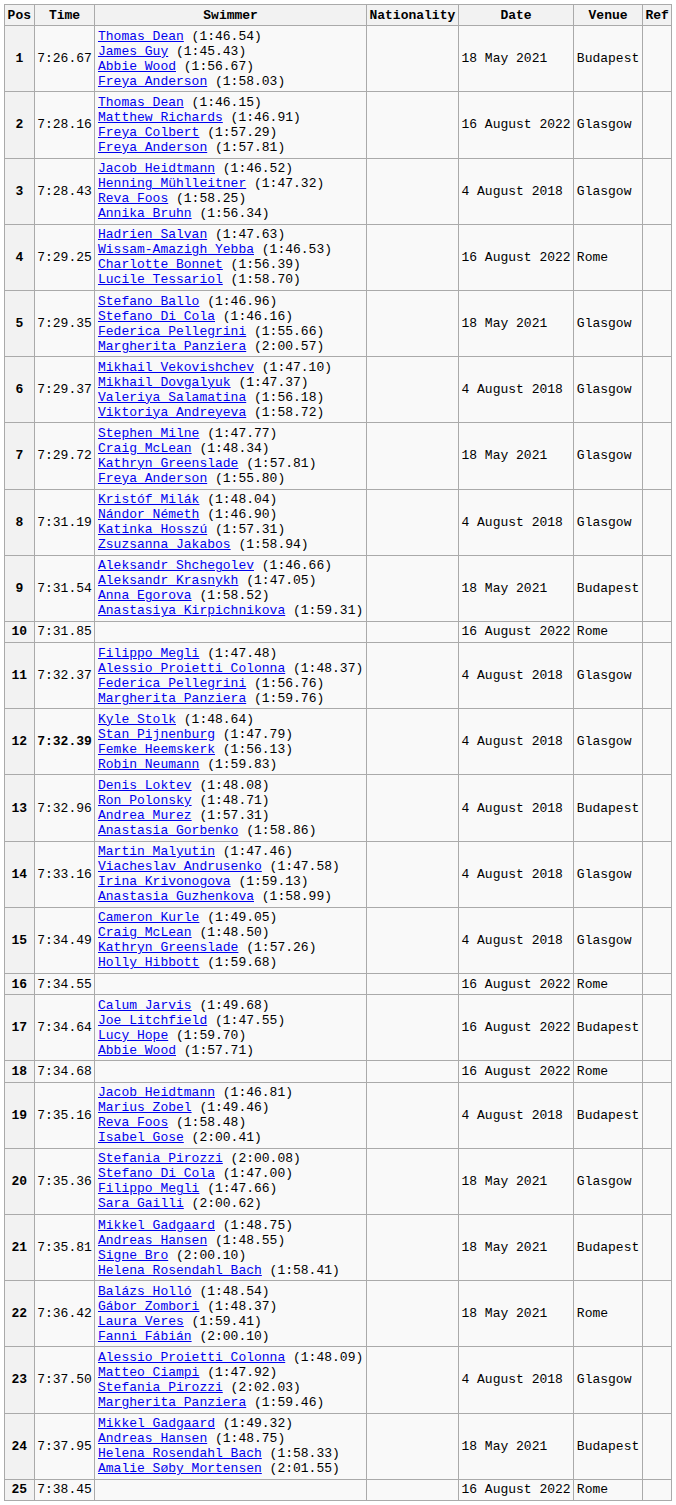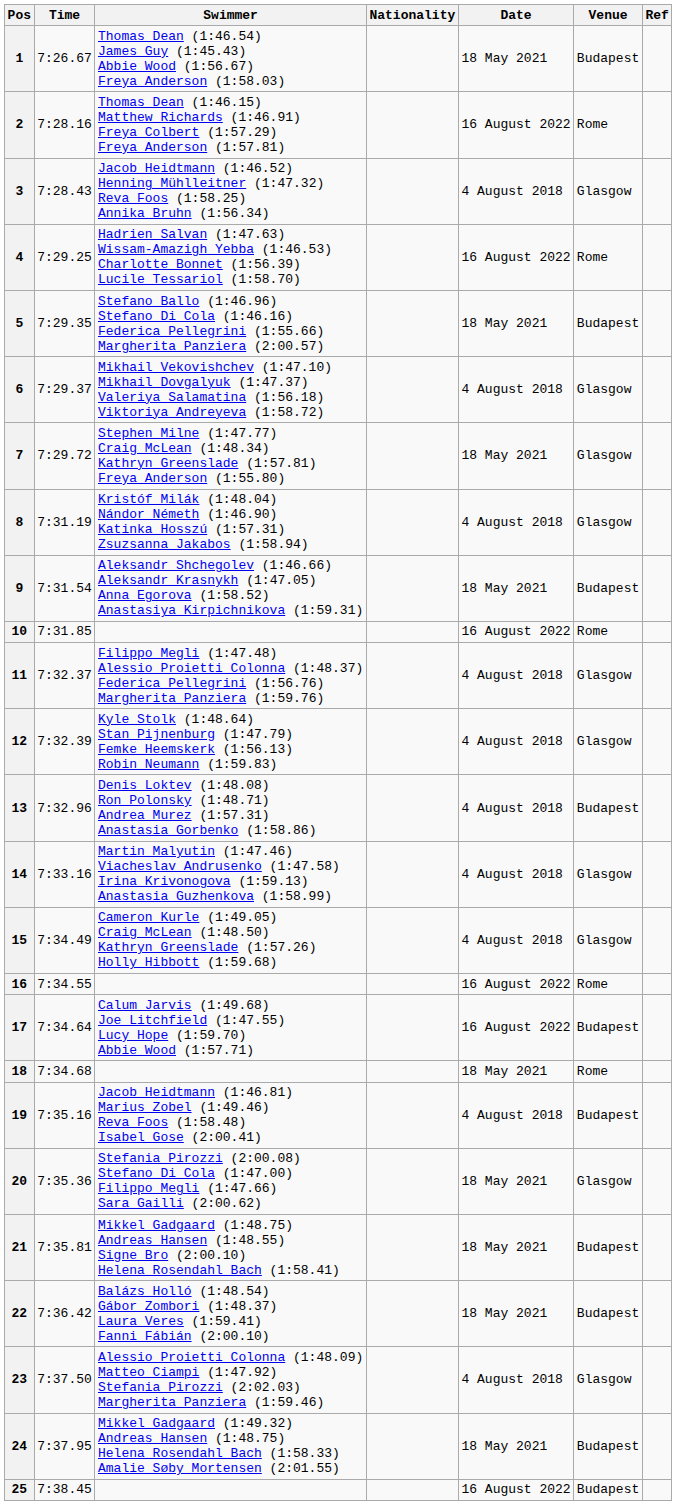(604, 125) Glasgow -> (592, 125) Rome
(604, 324) Glasgow -> (608, 324) Budapest
(64, 742) bold -> (64, 742) normal
(516, 1071) 16 August 2022 -> (504, 1071) 18 May 2021
(592, 1314) Rome -> (608, 1314) Budapest
(592, 1490) Rome -> (608, 1490) Budapest
